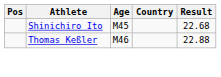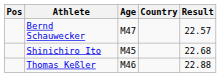+ row: (56, 31)
